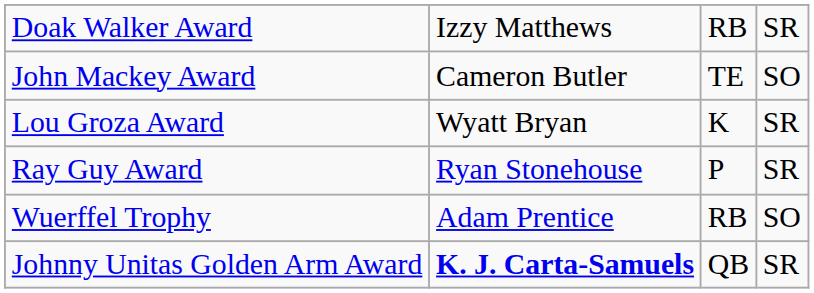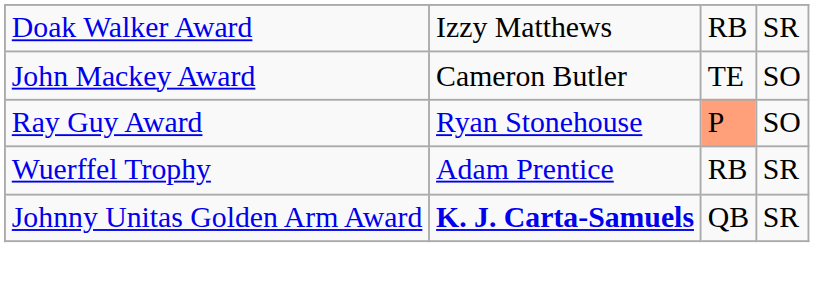- row: (118, 122)
(716, 169) no background -> (716, 122) lightsalmon background
(781, 169) SR -> (782, 122) SO
(782, 216) SO -> (781, 169) SR
